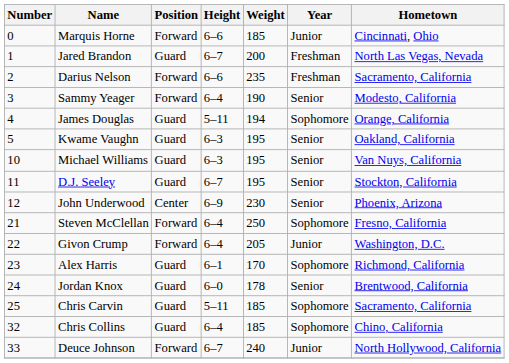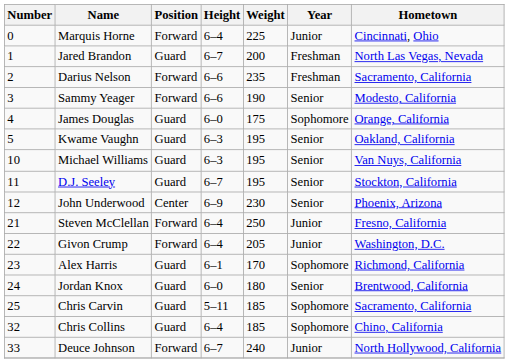(213, 35) 6–6 -> (213, 35) 6–4
(256, 35) 185 -> (256, 35) 225
(213, 98) 6–4 -> (213, 98) 6–6
(216, 119) 5–11 -> (213, 119) 6–0
(256, 119) 194 -> (256, 119) 175
(320, 223) Sophomore -> (306, 223) Junior
(256, 285) 178 -> (256, 285) 180
